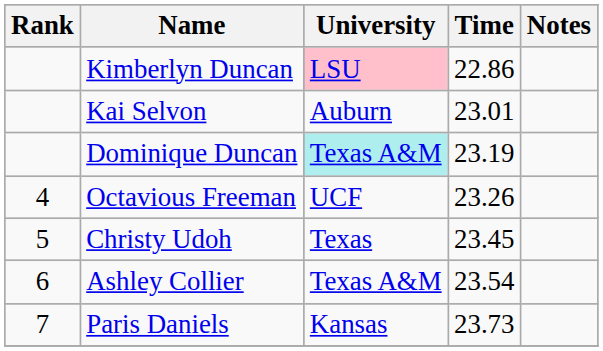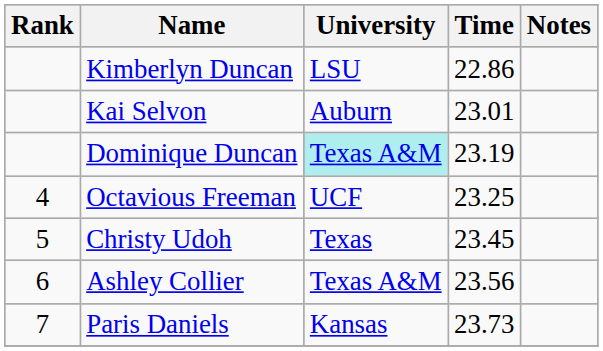(335, 68) pink background -> (335, 68) no background
(484, 196) 23.26 -> (484, 196) 23.25
(484, 281) 23.54 -> (484, 281) 23.56
